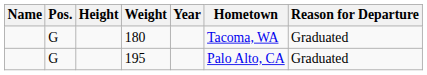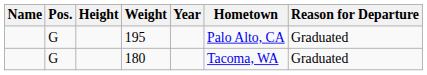rows swapped: (135, 37) <-> (135, 59)
